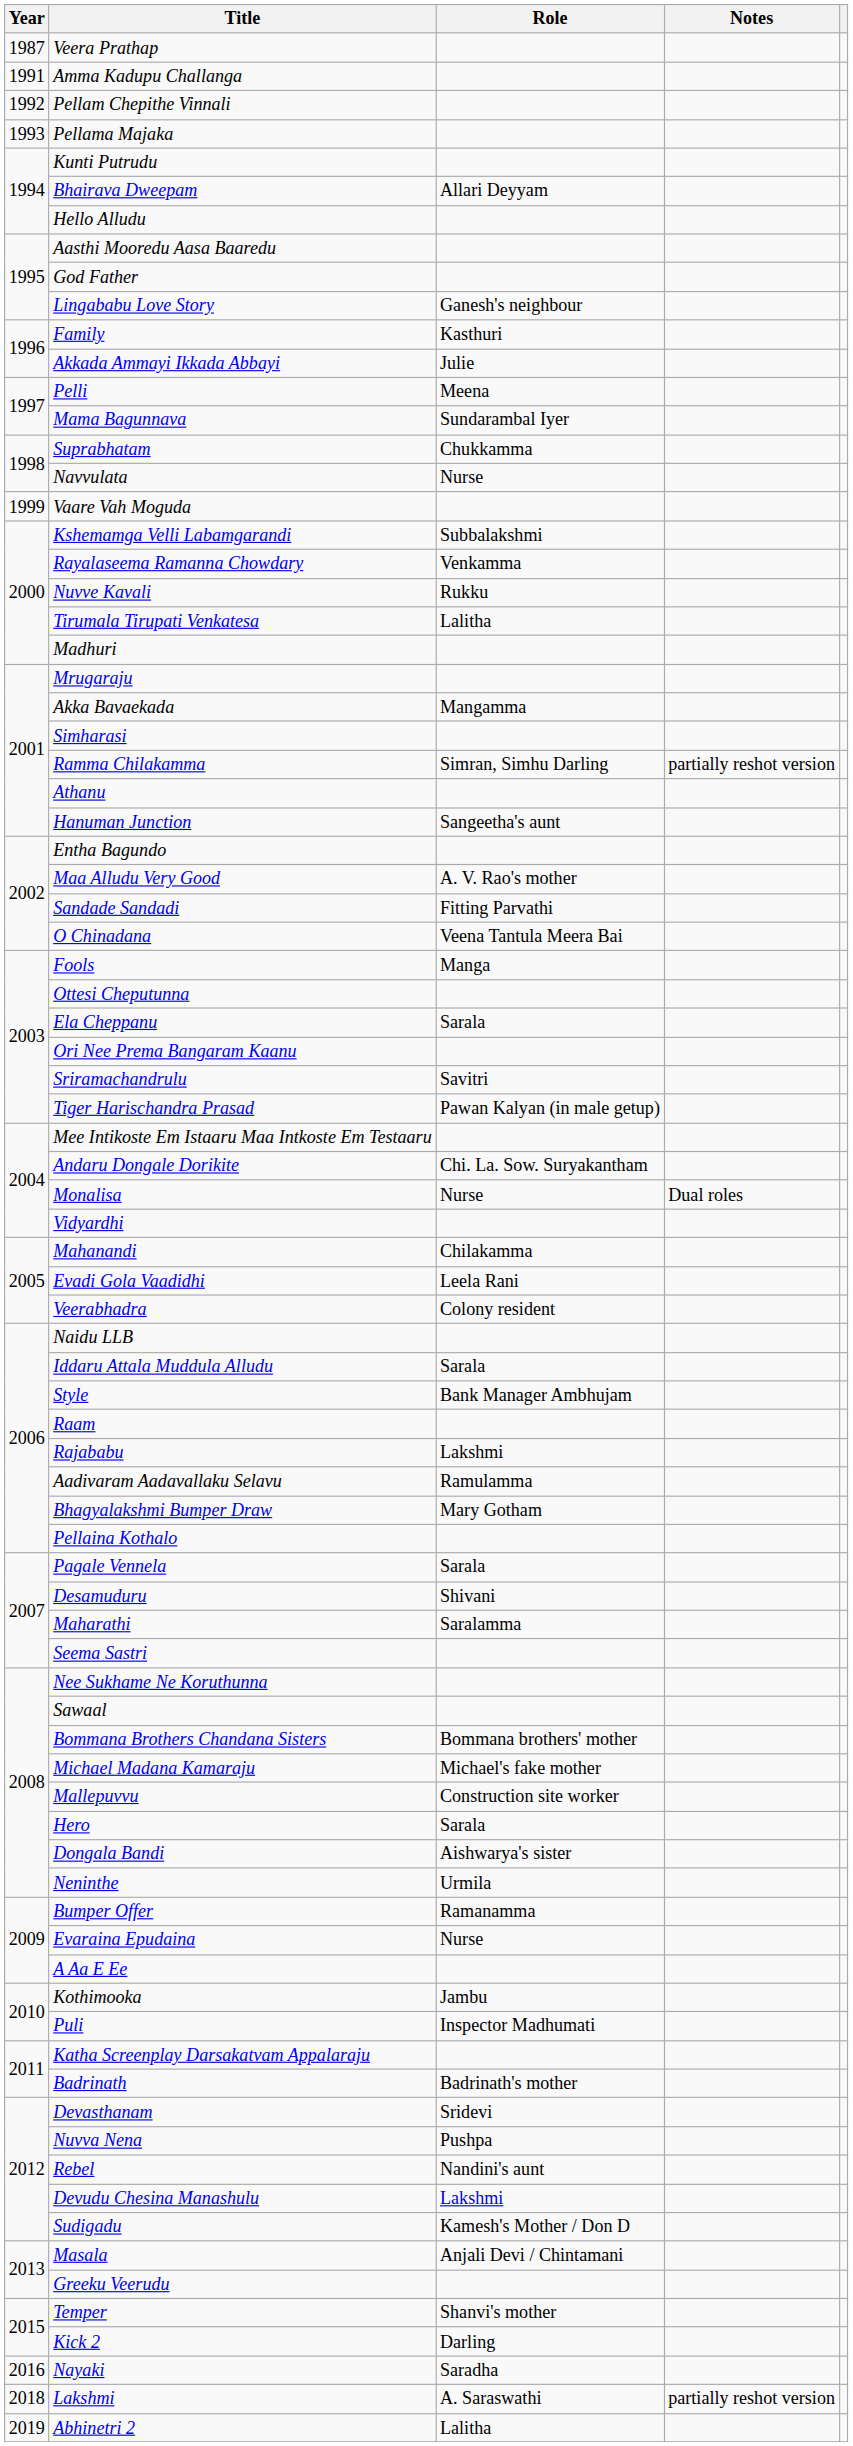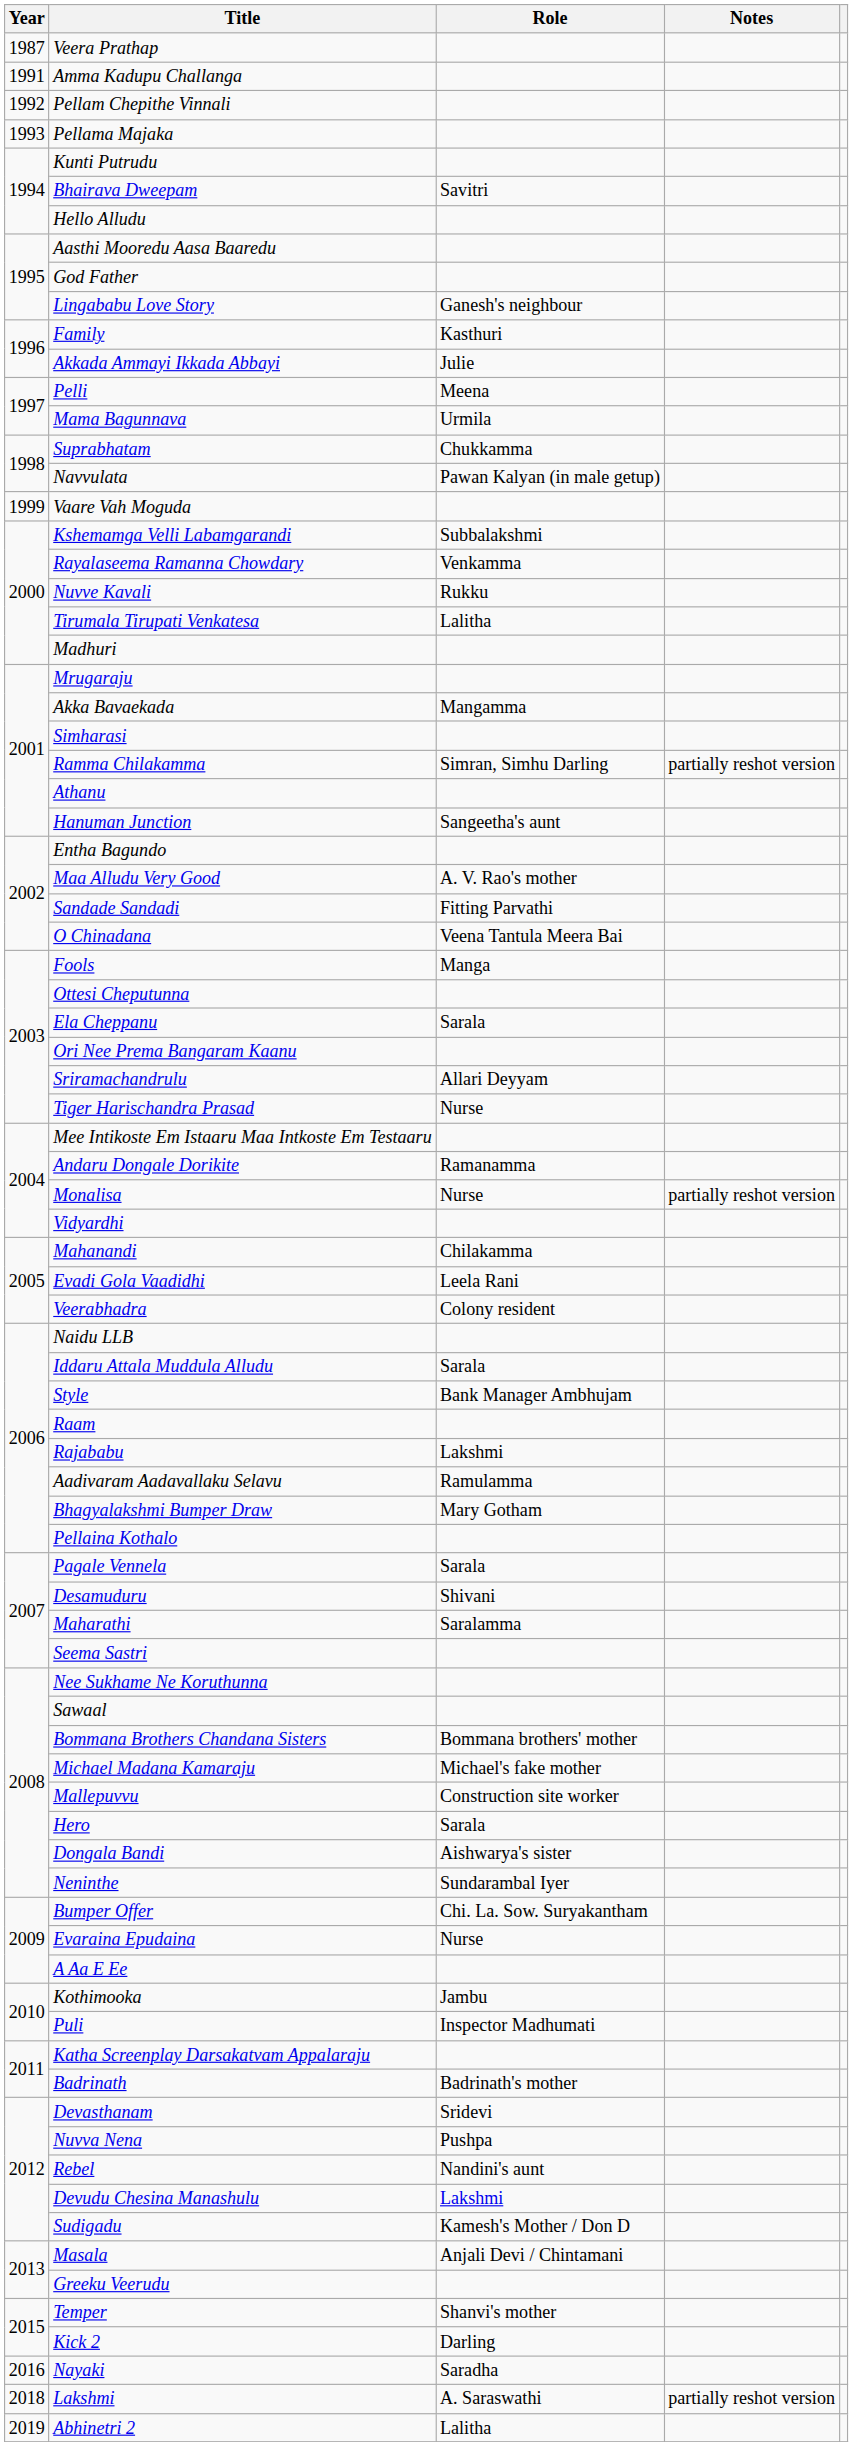(494, 190) Allari Deyyam -> (464, 190) Savitri
(505, 420) Sundarambal Iyer -> (466, 420) Urmila
(462, 477) Nurse -> (550, 477) Pawan Kalyan (in male getup)
(464, 1079) Savitri -> (494, 1079) Allari Deyyam
(550, 1108) Pawan Kalyan (in male getup) -> (462, 1108) Nurse
(544, 1165) Chi. La. Sow. Suryakantham -> (488, 1165) Ramanamma
(706, 1194) Dual roles -> (752, 1194) partially reshot version
(466, 1882) Urmila -> (505, 1882) Sundarambal Iyer
(488, 1911) Ramanamma -> (544, 1911) Chi. La. Sow. Suryakantham
